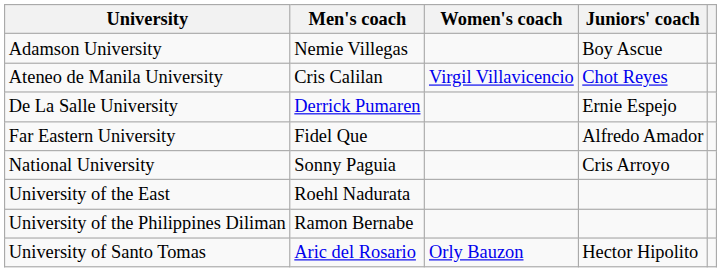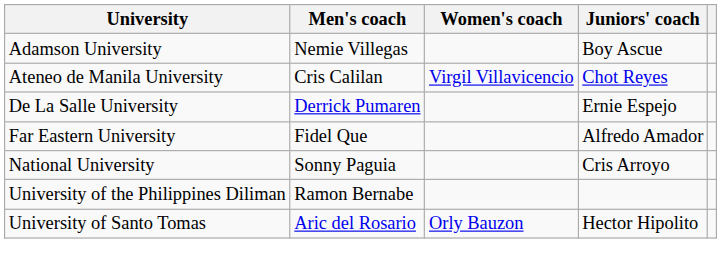- row: (89, 194)
